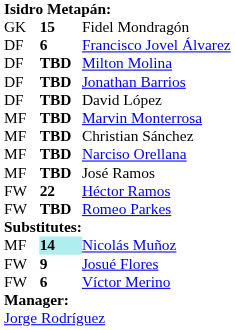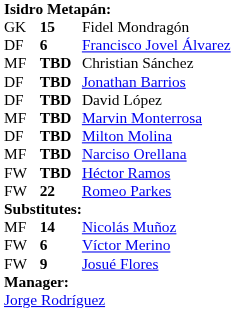rows swapped: (127, 63) <-> (138, 136)
- row: (118, 172)
(47, 190) 22 -> (55, 172) TBD
(55, 209) TBD -> (47, 190) 22
(47, 245) paleturquoise background -> (47, 227) no background
rows swapped: (120, 263) <-> (126, 281)
